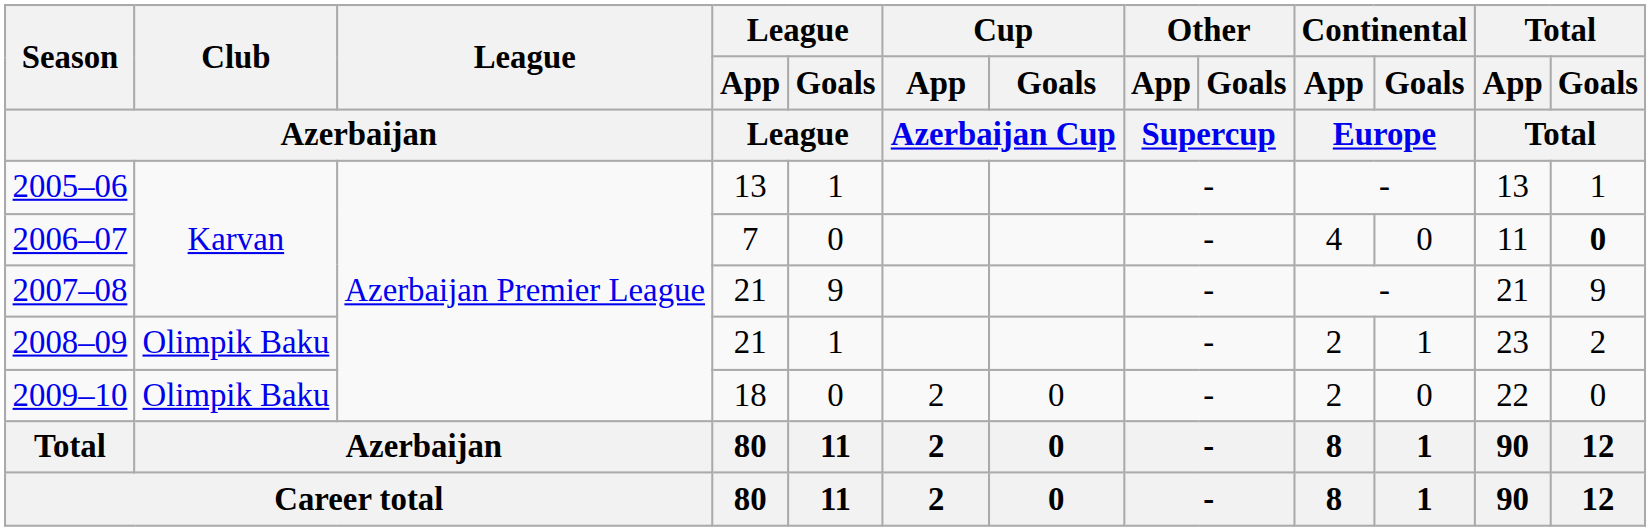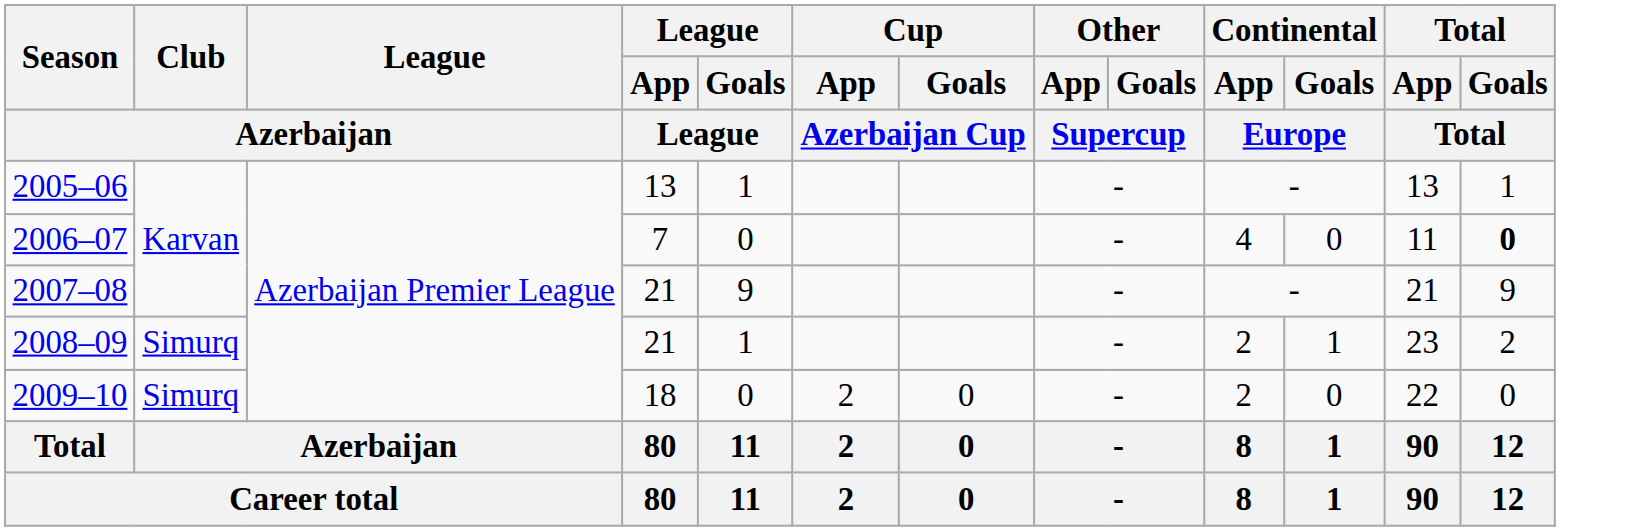(236, 342) Olimpik Baku -> (191, 342) Simurq
(236, 394) Olimpik Baku -> (191, 394) Simurq
